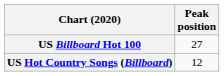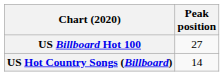(197, 62) 12 -> (197, 62) 14
